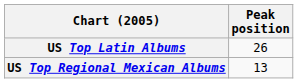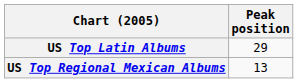(261, 48) 26 -> (261, 48) 29
